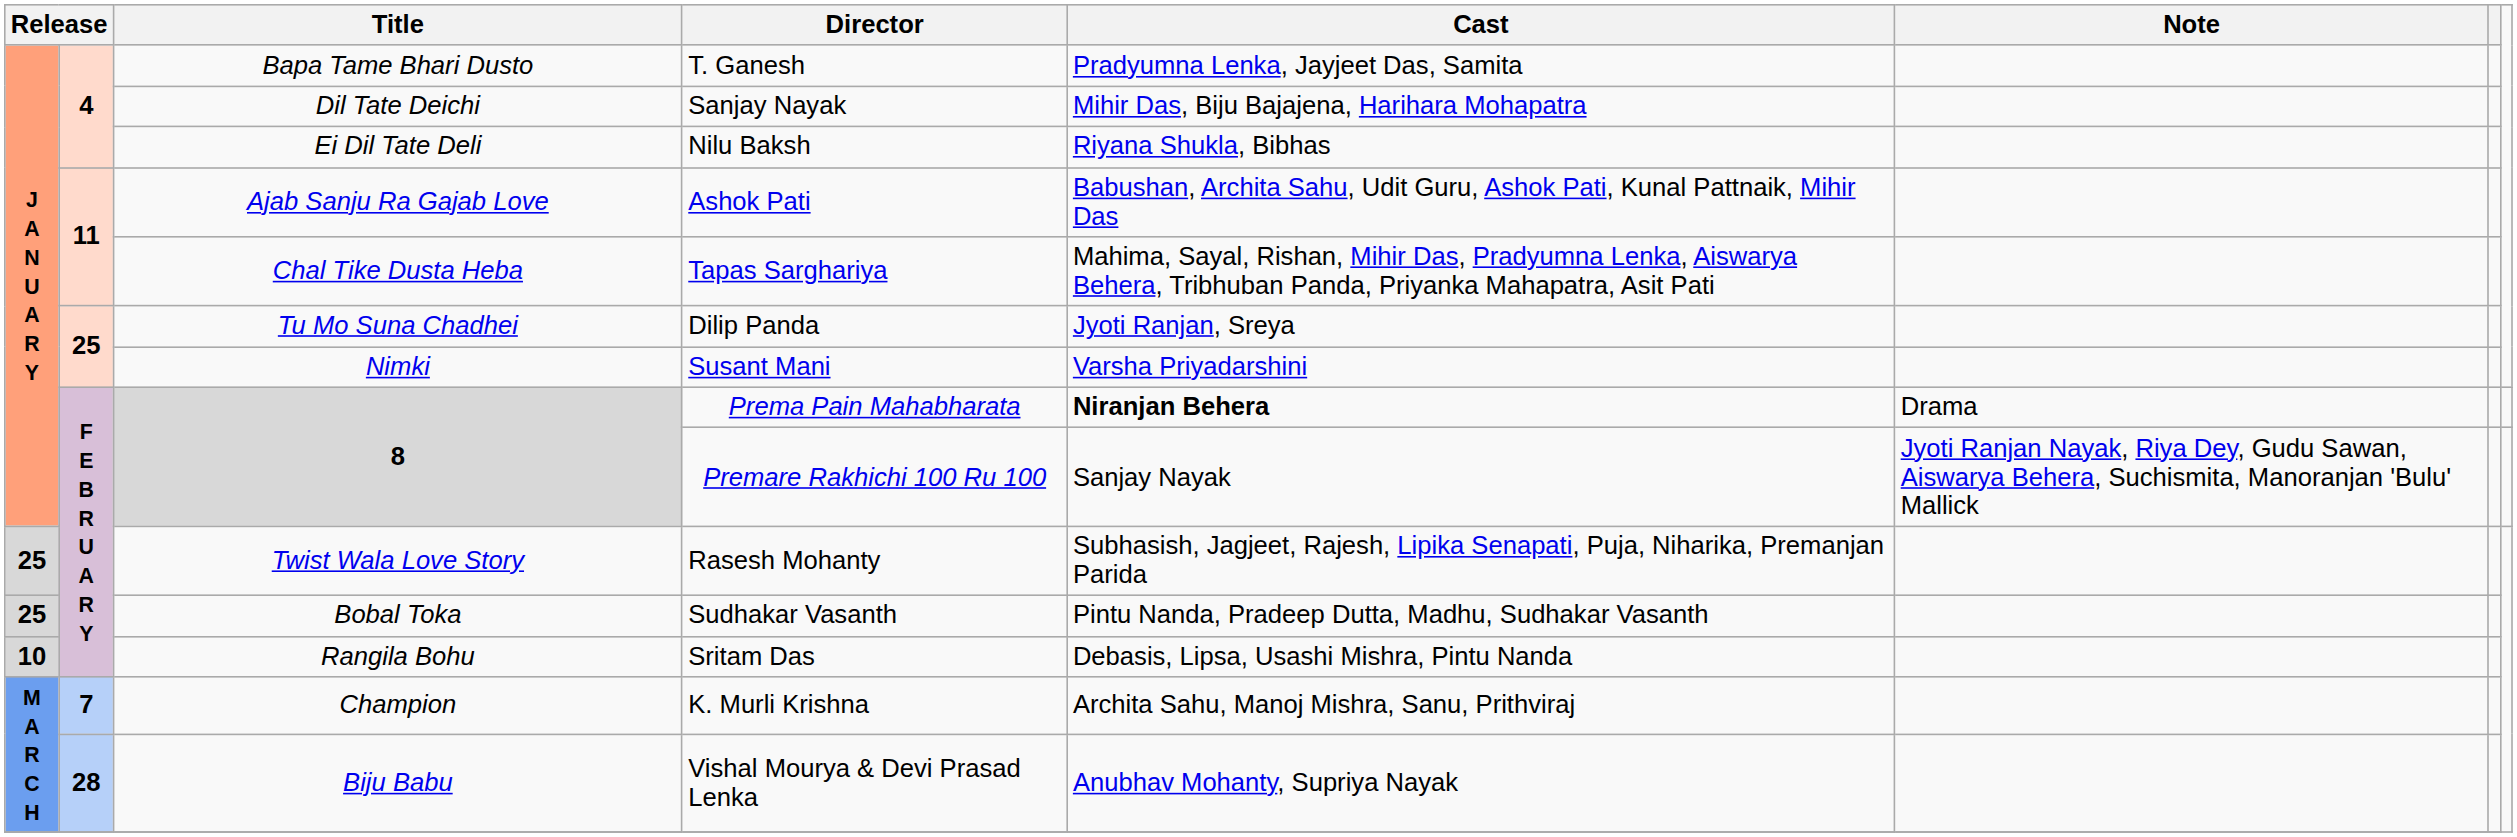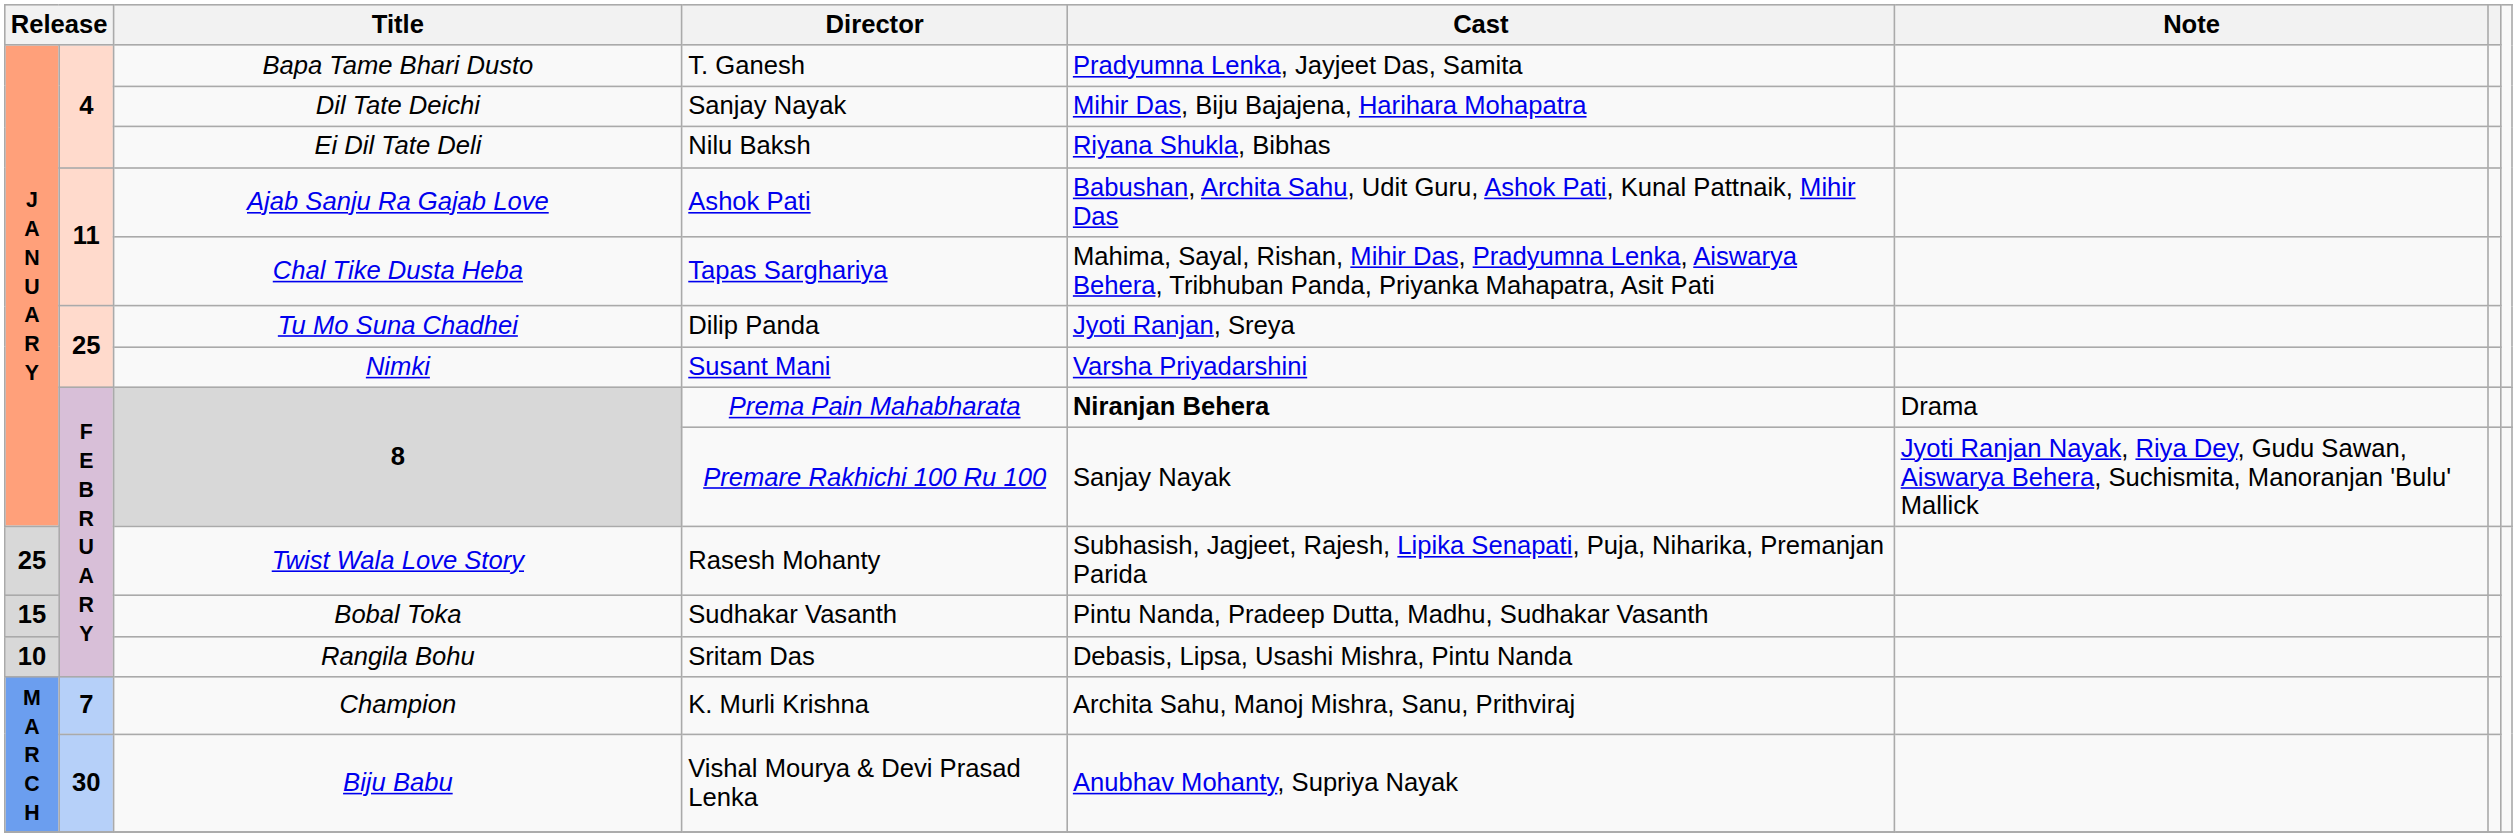(32, 615) 25 -> (32, 615) 15
(86, 782) 28 -> (86, 782) 30
